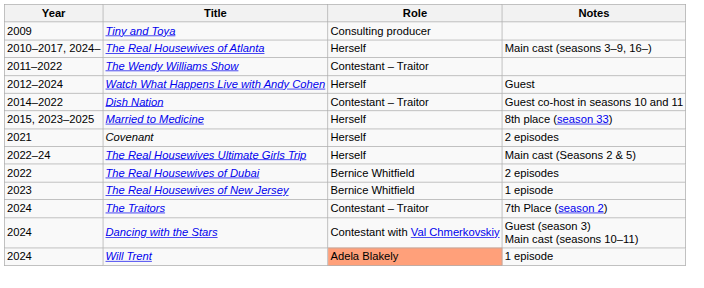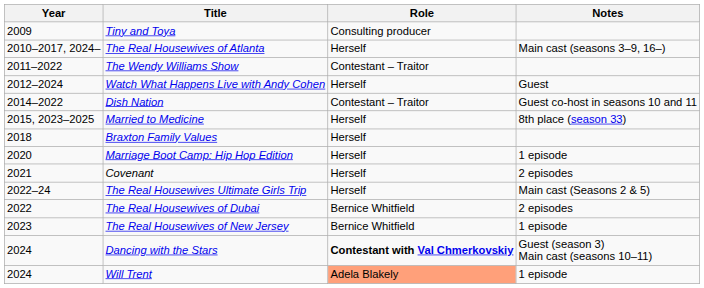+ row: (161, 137)
+ row: (199, 155)
- row: (135, 208)
(415, 232) normal -> (422, 250) bold
